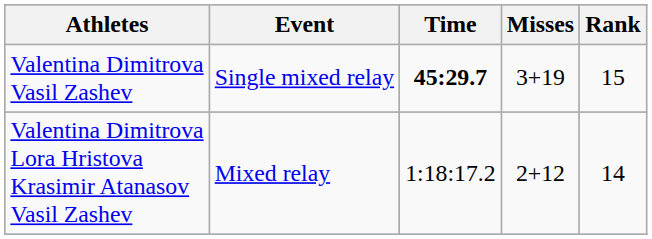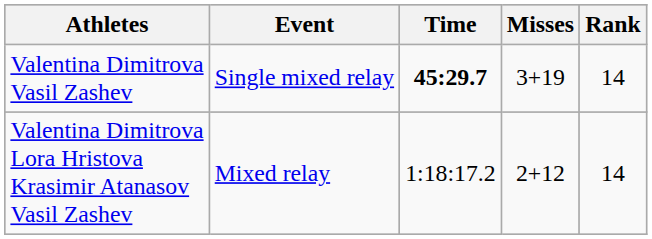(613, 77) 15 -> (613, 77) 14
